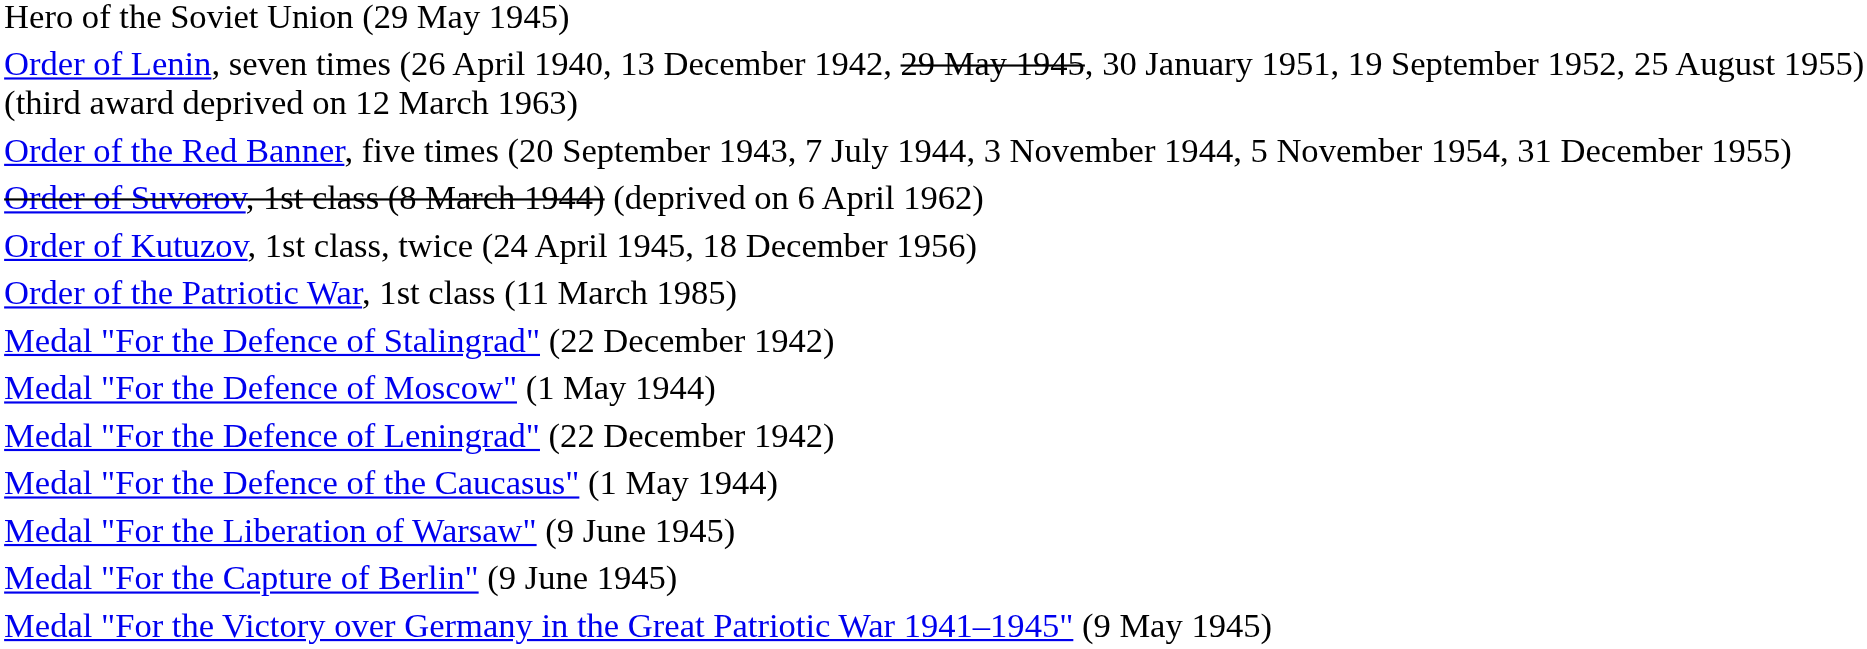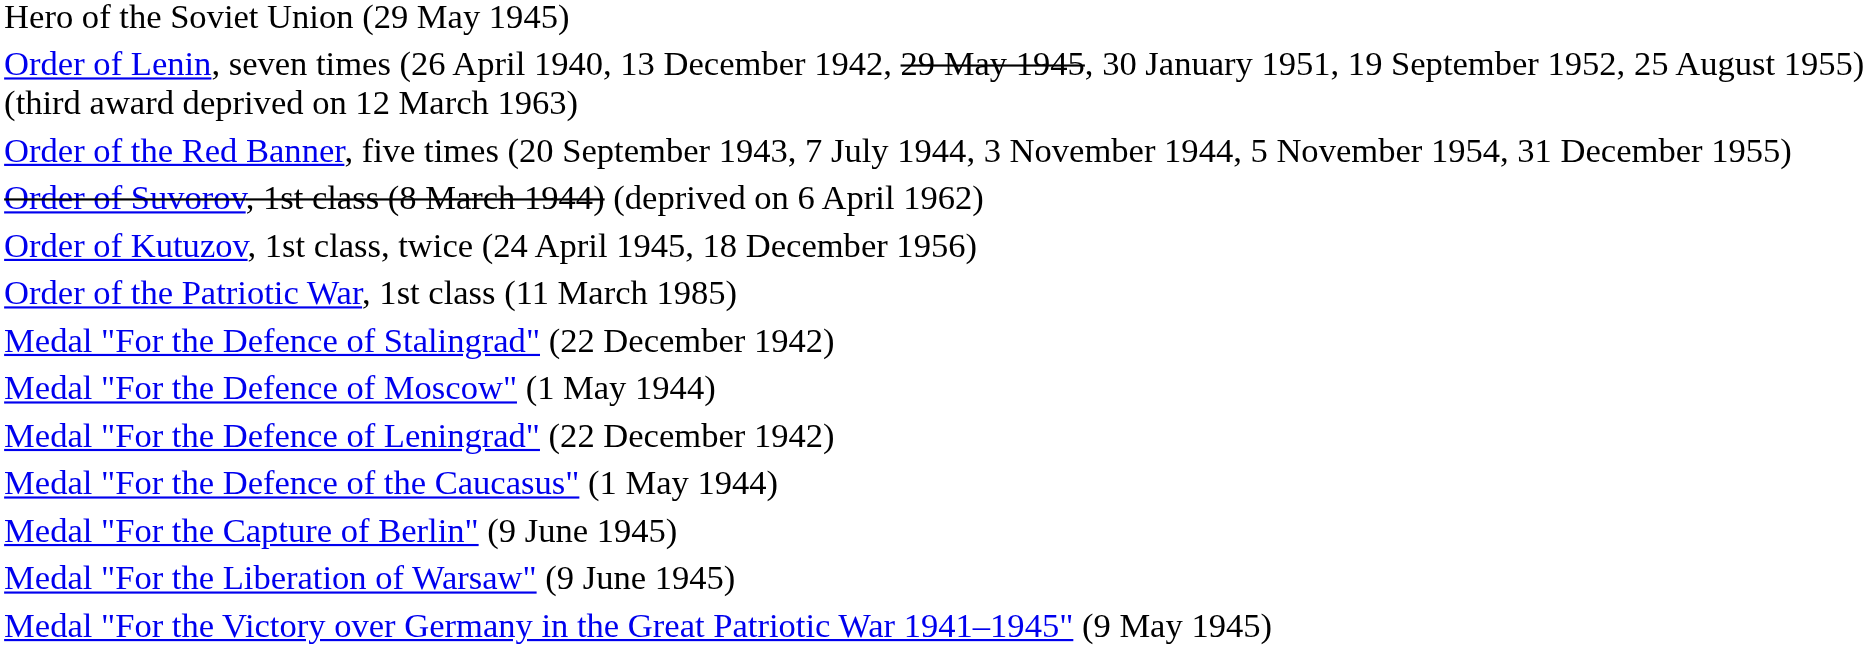rows swapped: (370, 530) <-> (341, 577)
